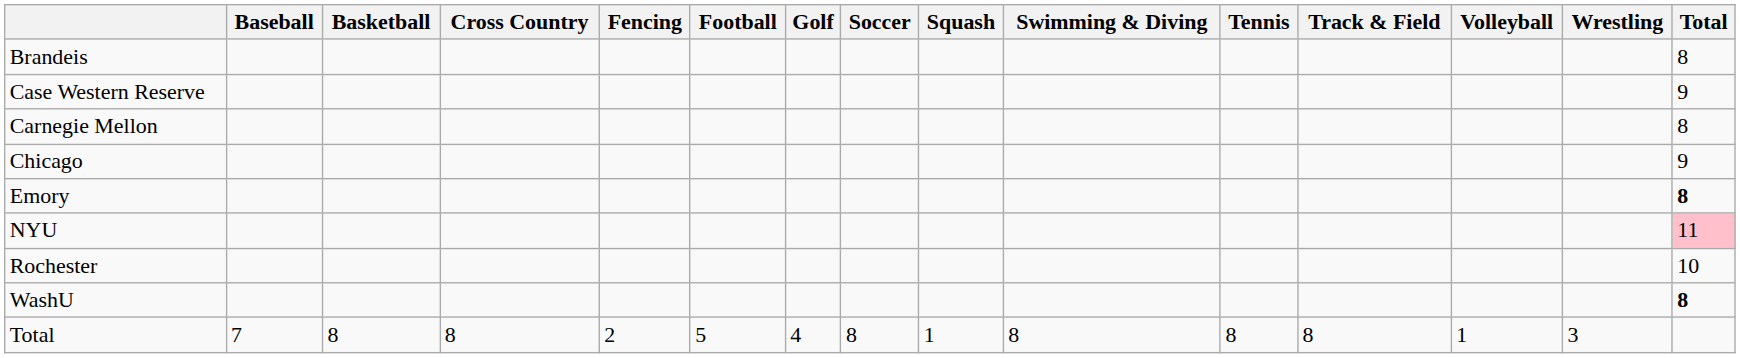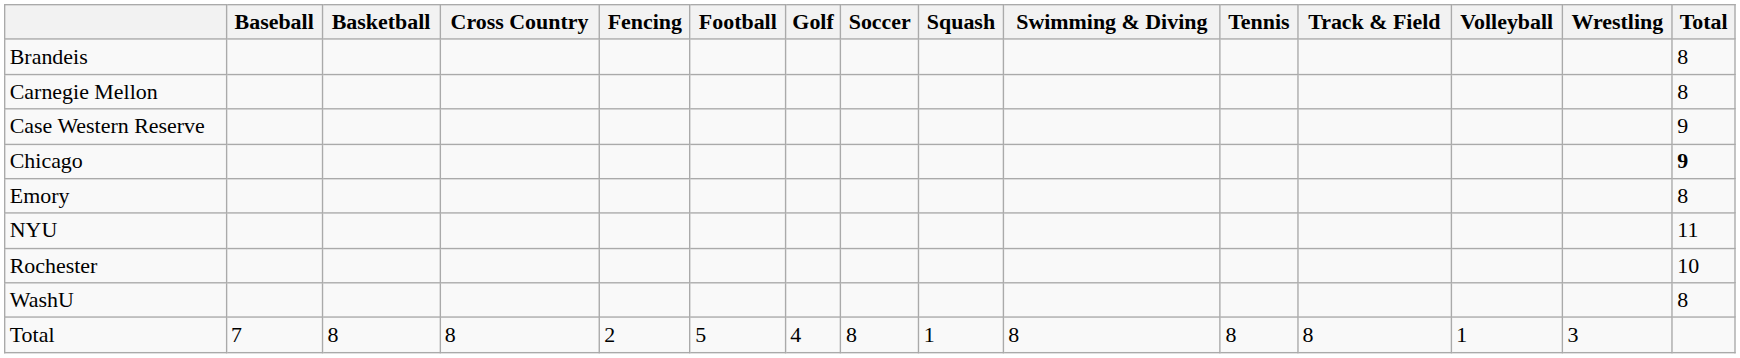rows swapped: (84, 126) <-> (107, 91)
(1683, 160) normal -> (1683, 160) bold
(1683, 195) bold -> (1683, 195) normal
(1688, 230) pink background -> (1688, 230) no background
(1683, 299) bold -> (1683, 299) normal
